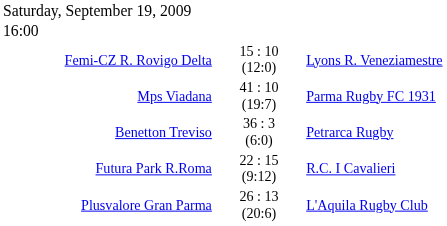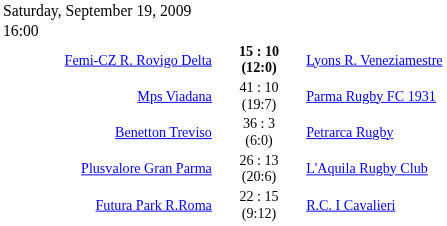(259, 59) normal -> (259, 59) bold
rows swapped: (154, 168) <-> (146, 204)
